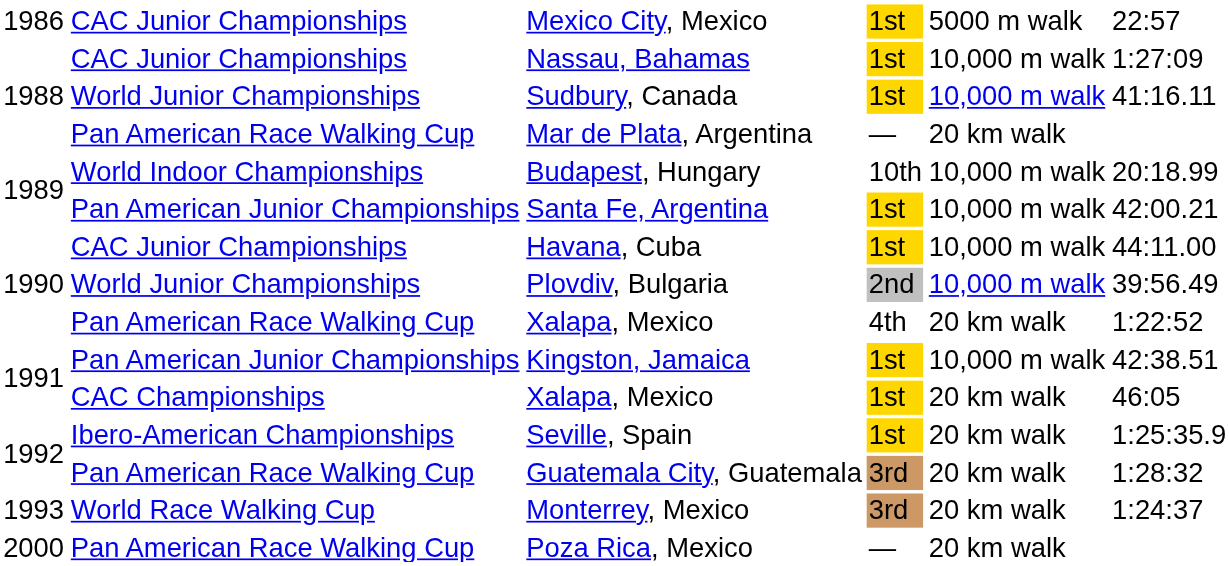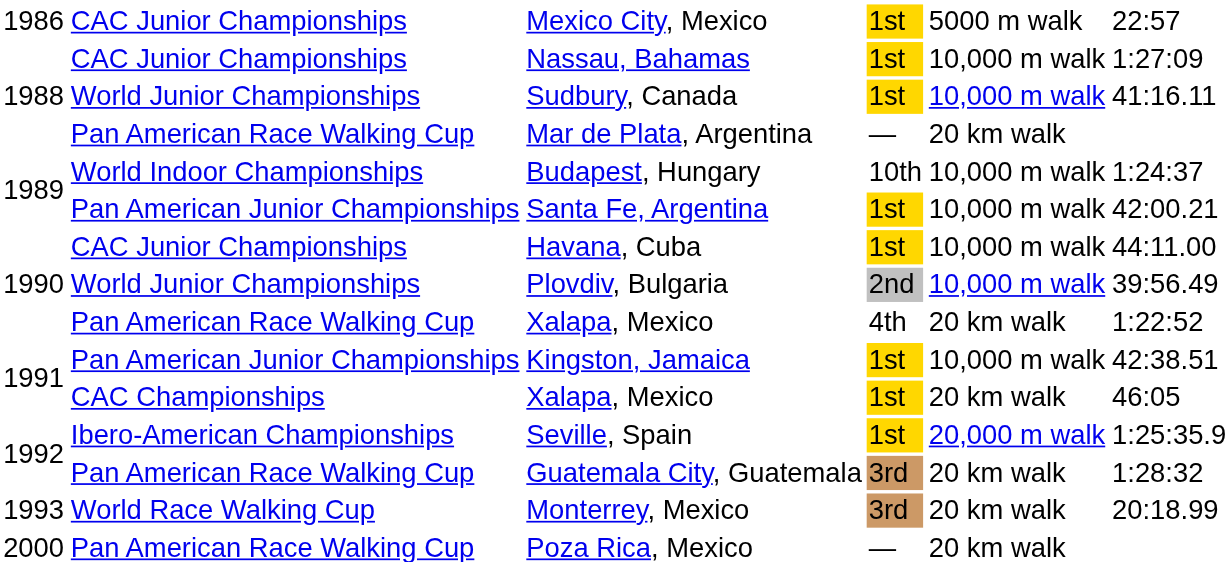(1165, 171) 20:18.99 -> (1158, 171) 1:24:37
(997, 434) 20 km walk -> (1017, 434) 20,000 m walk
(1158, 510) 1:24:37 -> (1165, 510) 20:18.99
